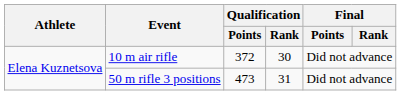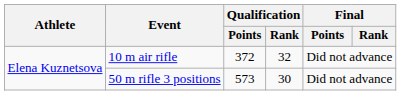(285, 57) 30 -> (285, 57) 32
(245, 79) 473 -> (245, 79) 573
(285, 79) 31 -> (285, 79) 30
